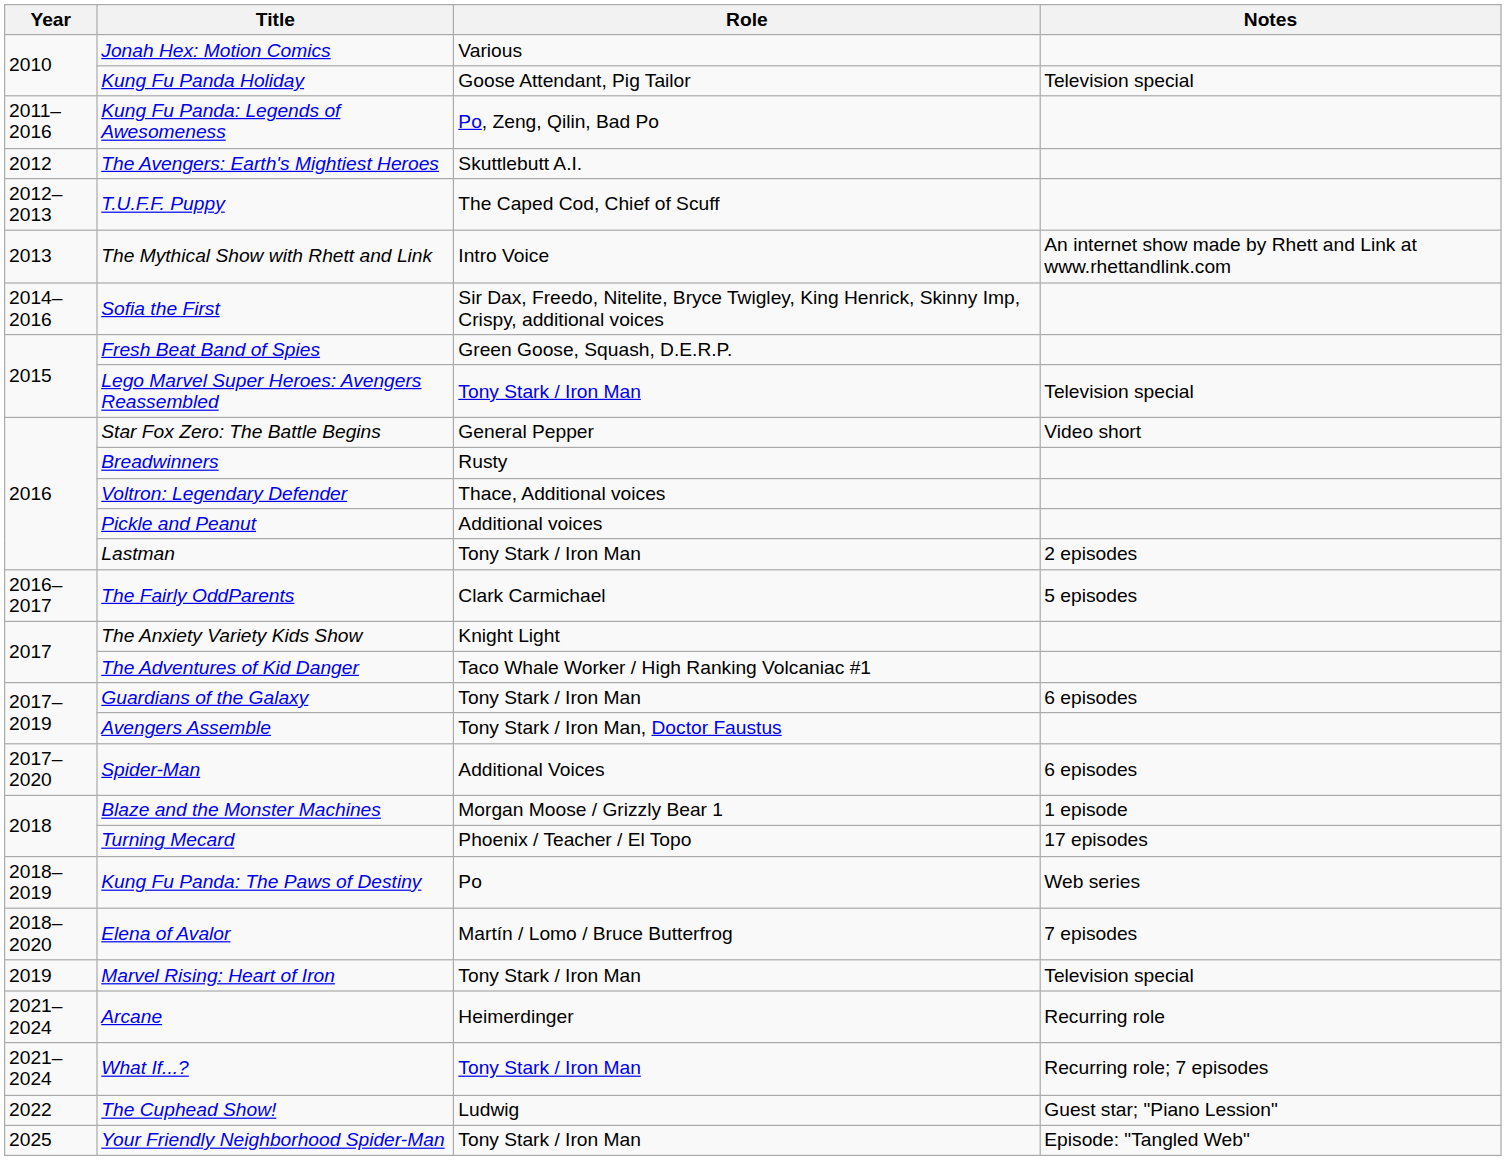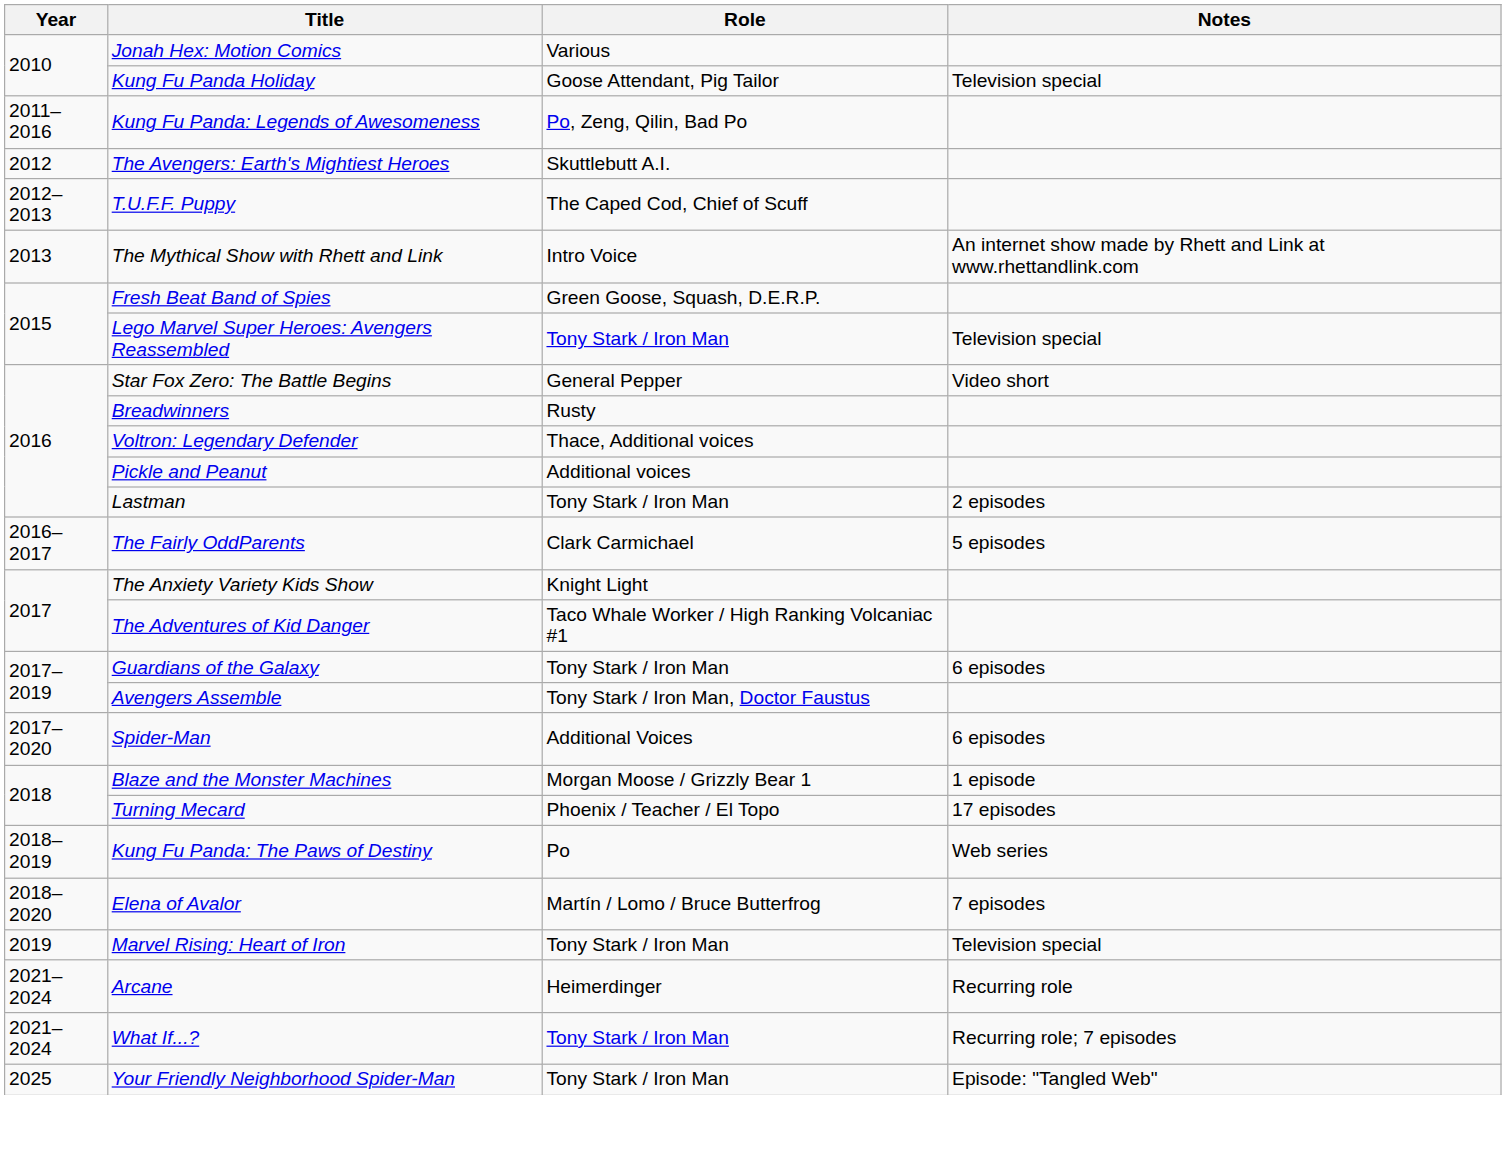- row: (160, 308)
- row: (189, 1109)
